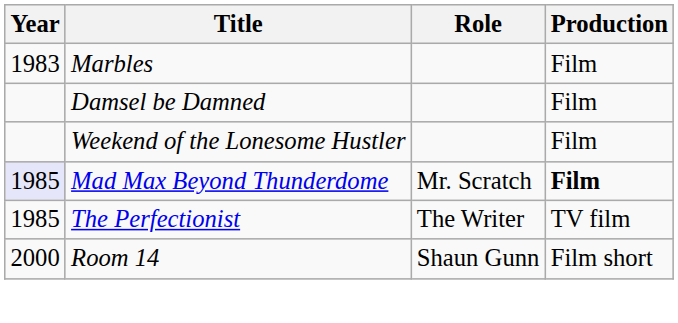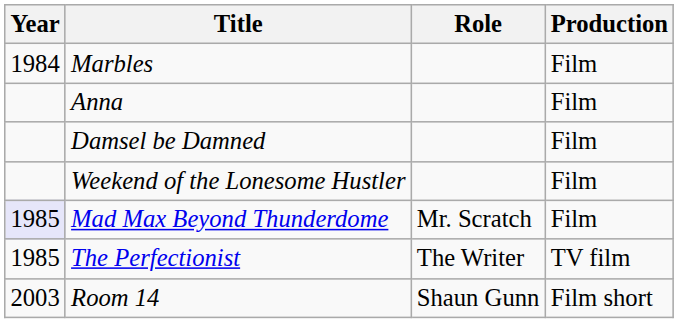(35, 63) 1983 -> (35, 63) 1984
+ row: (97, 102)
(575, 180) bold -> (574, 219) normal
(35, 258) 2000 -> (35, 297) 2003
